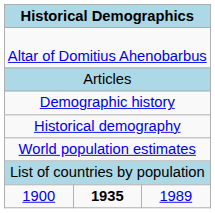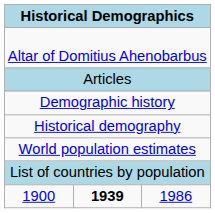(107, 196) 1935 -> (107, 196) 1939
(176, 196) 1989 -> (176, 196) 1986
